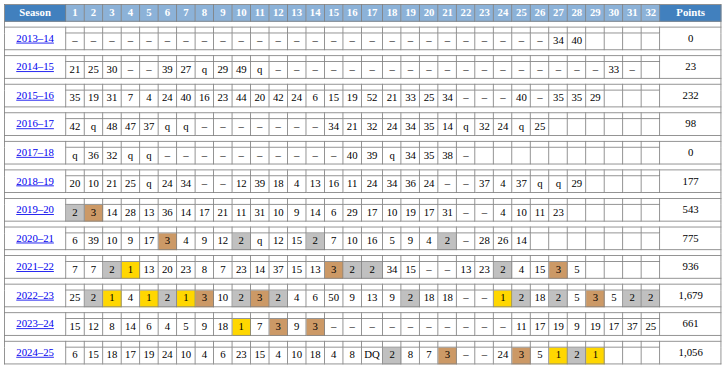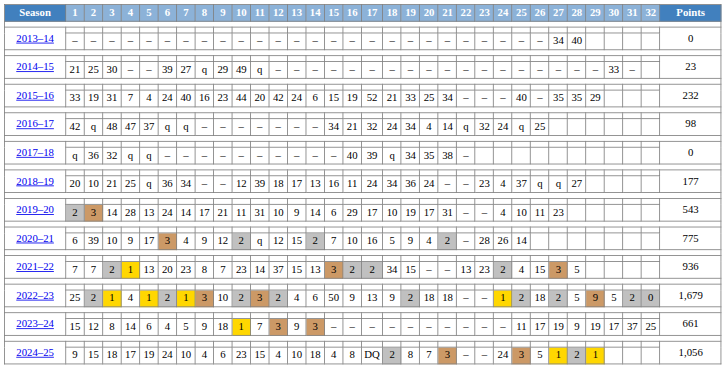(75, 98) 35 -> (75, 98) 33
(429, 127) 35 -> (429, 127) 4
(167, 184) 24 -> (167, 184) 36
(297, 184) 4 -> (297, 184) 17
(484, 184) 37 -> (484, 184) 23
(577, 184) 29 -> (577, 184) 27
(167, 212) 36 -> (167, 212) 24
(595, 298) 3 -> (595, 298) 9
(651, 298) 2 -> (651, 298) 0
(75, 355) 6 -> (75, 355) 9
